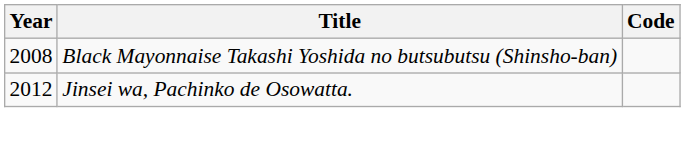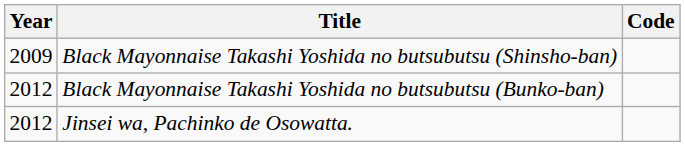(31, 55) 2008 -> (31, 55) 2009
+ row: (333, 89)
